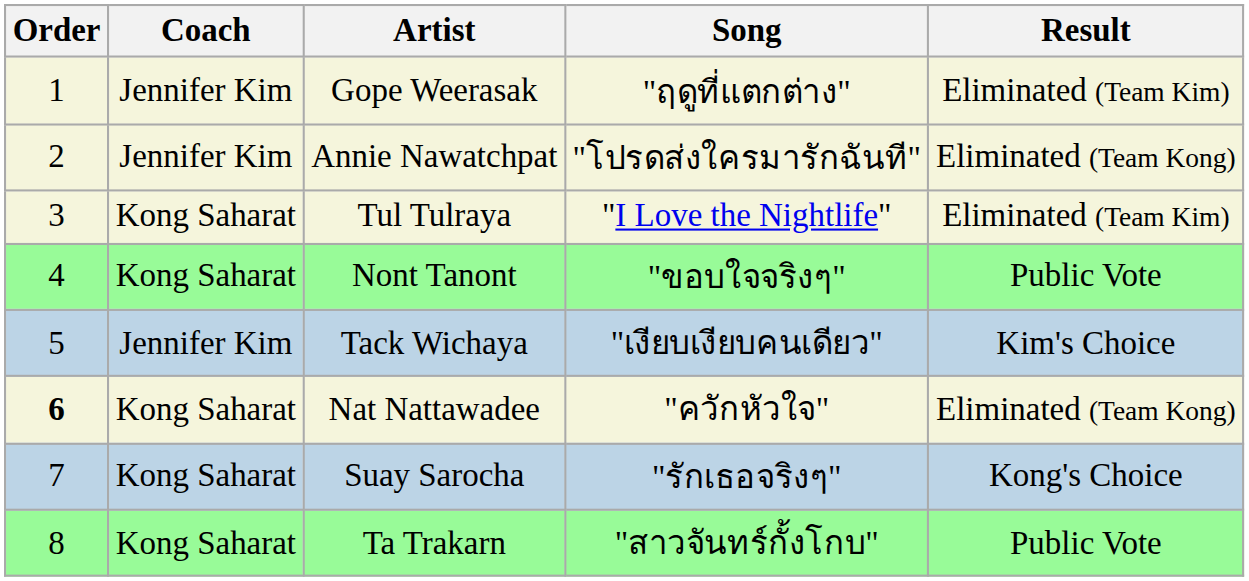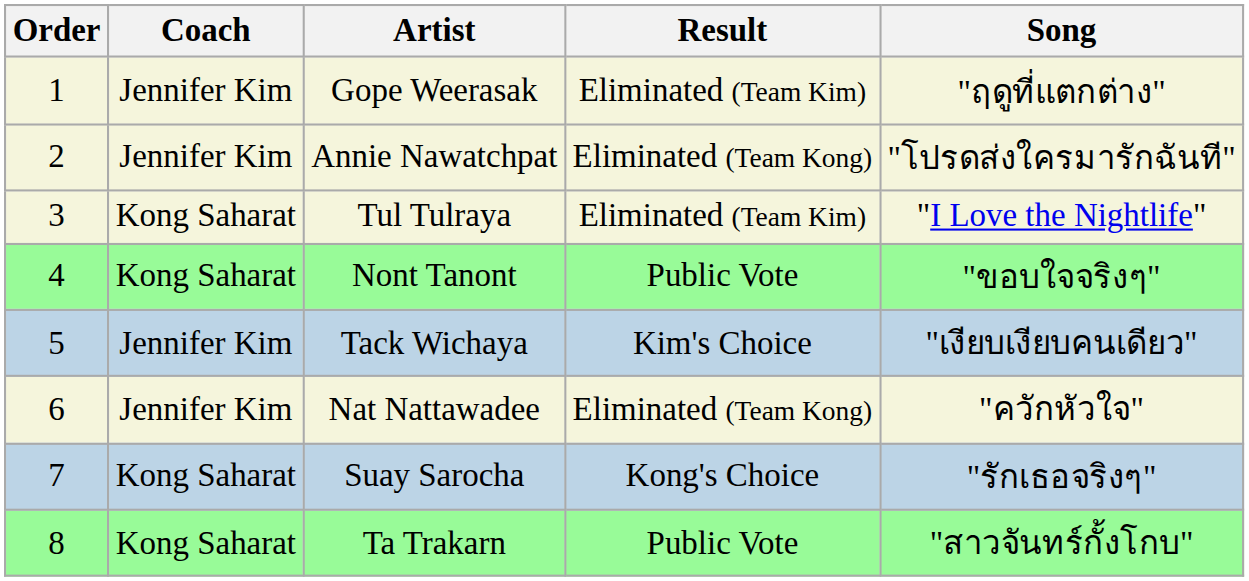columns swapped: (747, 30) <-> (1086, 30)
(57, 409) bold -> (57, 409) normal
(206, 409) Kong Saharat -> (206, 409) Jennifer Kim
